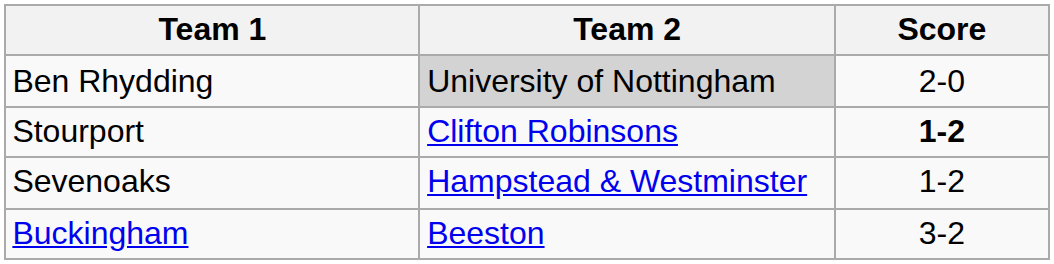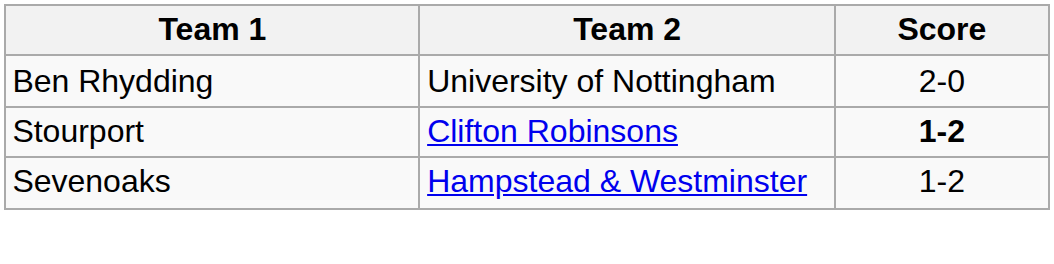(601, 80) lightgrey background -> (601, 80) no background
- row: (100, 232)
